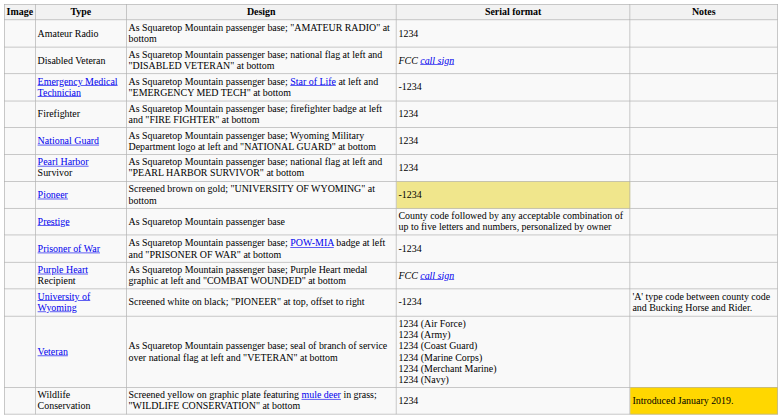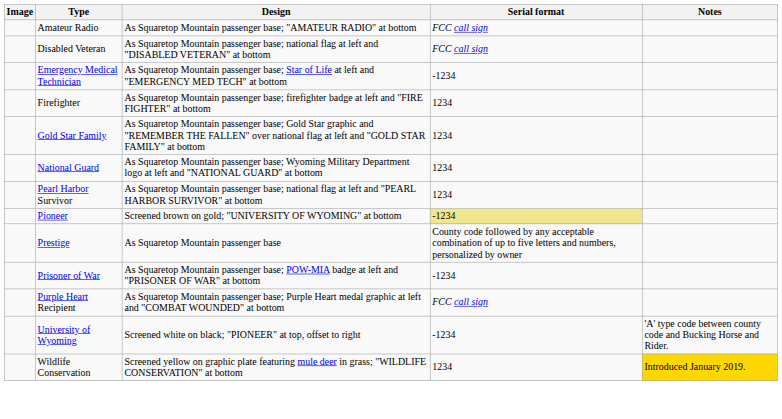(408, 33) 1234 -> (460, 28) FCC call sign
+ row: (72, 135)
- row: (53, 351)
